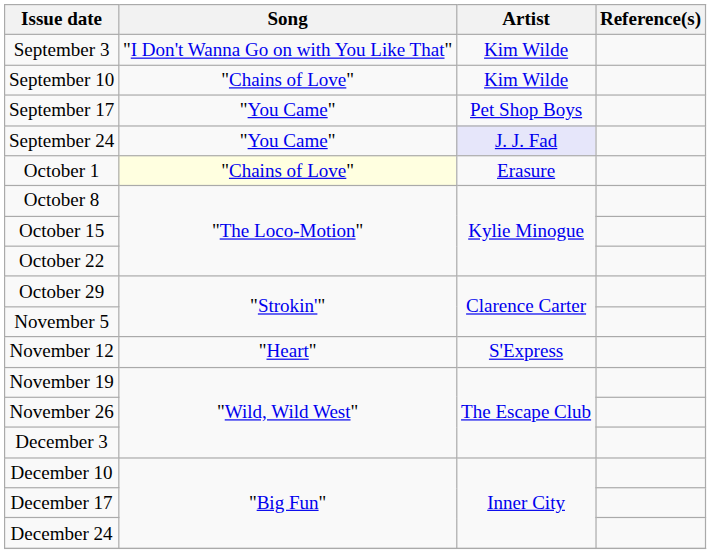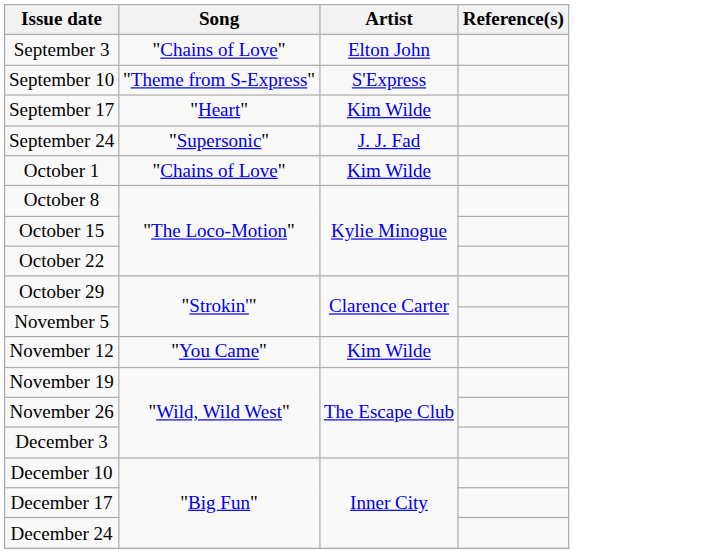(288, 49) "I Don't Wanna Go on with You Like That" -> (219, 49) "Chains of Love"
(526, 49) Kim Wilde -> (389, 49) Elton John
(288, 79) "Chains of Love" -> (219, 79) "Theme from S-Express"
(526, 79) Kim Wilde -> (389, 79) S'Express
(288, 110) "You Came" -> (219, 110) "Heart"
(526, 110) Pet Shop Boys -> (389, 110) Kim Wilde
(288, 140) "You Came" -> (219, 140) "Supersonic"
(526, 140) lavender background -> (389, 140) no background
(288, 170) lightyellow background -> (219, 170) no background
(526, 170) Erasure -> (389, 170) Kim Wilde
(288, 351) "Heart" -> (219, 351) "You Came"
(526, 351) S'Express -> (389, 351) Kim Wilde
